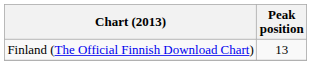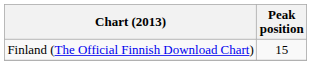(282, 49) 13 -> (282, 49) 15
